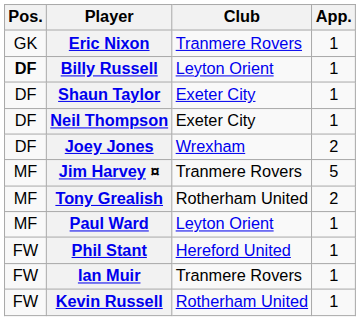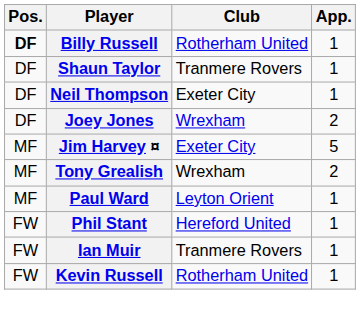- row: (109, 43)
(225, 69) Leyton Orient -> (242, 43) Rotherham United
(216, 95) Exeter City -> (239, 69) Tranmere Rovers
(239, 172) Tranmere Rovers -> (216, 146) Exeter City
(242, 198) Rotherham United -> (210, 172) Wrexham
